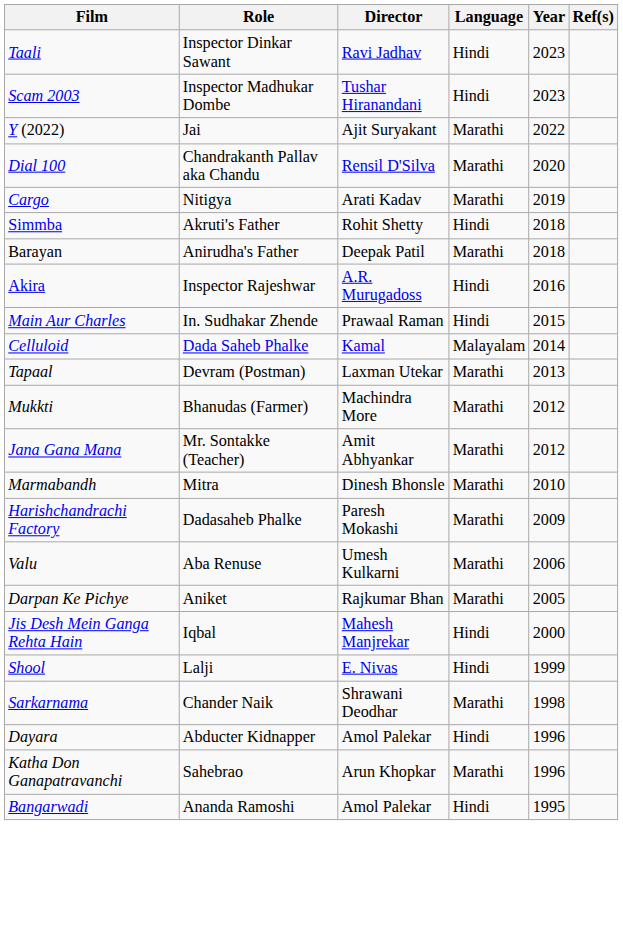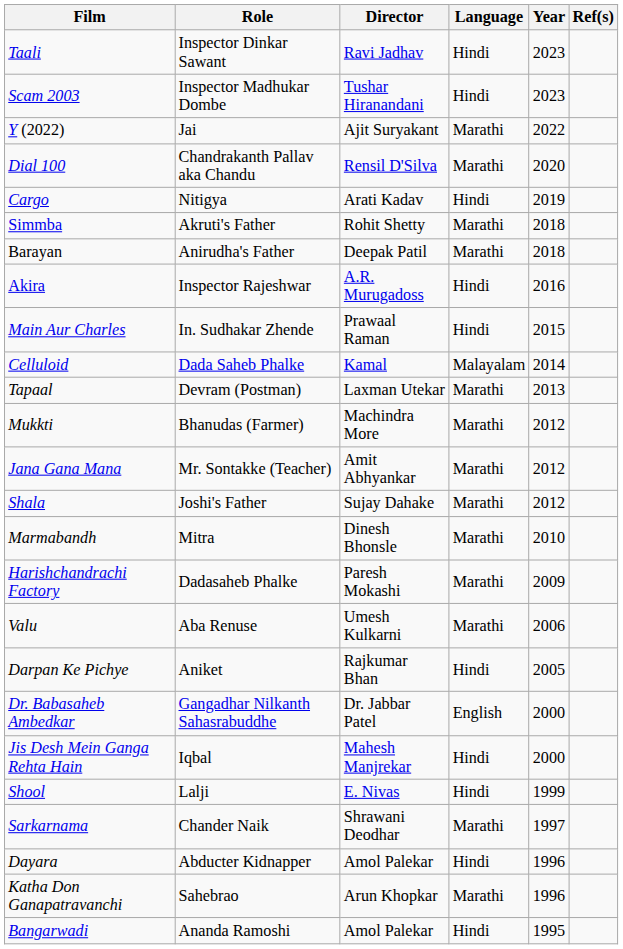(478, 199) Marathi -> (471, 199) Hindi
(471, 225) Hindi -> (478, 225) Marathi
+ row: (27, 503)
(478, 598) Marathi -> (471, 669) Hindi
+ row: (56, 713)
(549, 702) 1998 -> (549, 826) 1997
